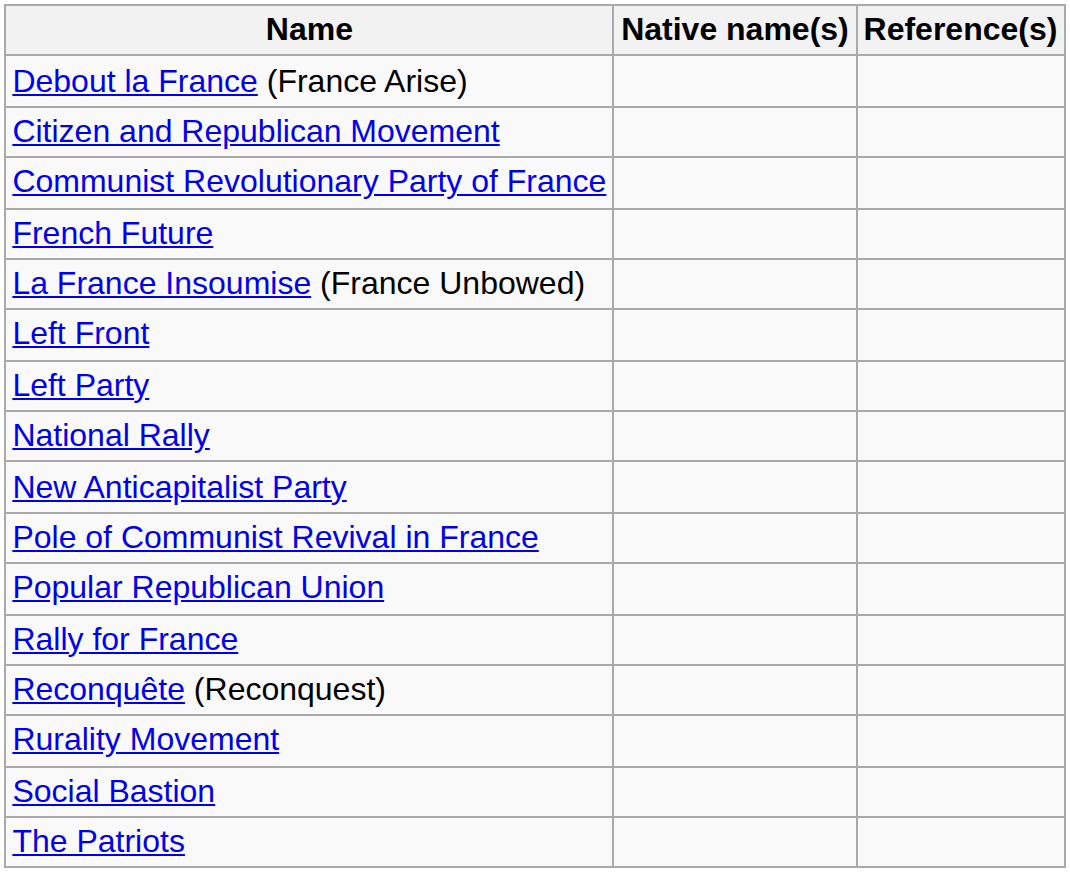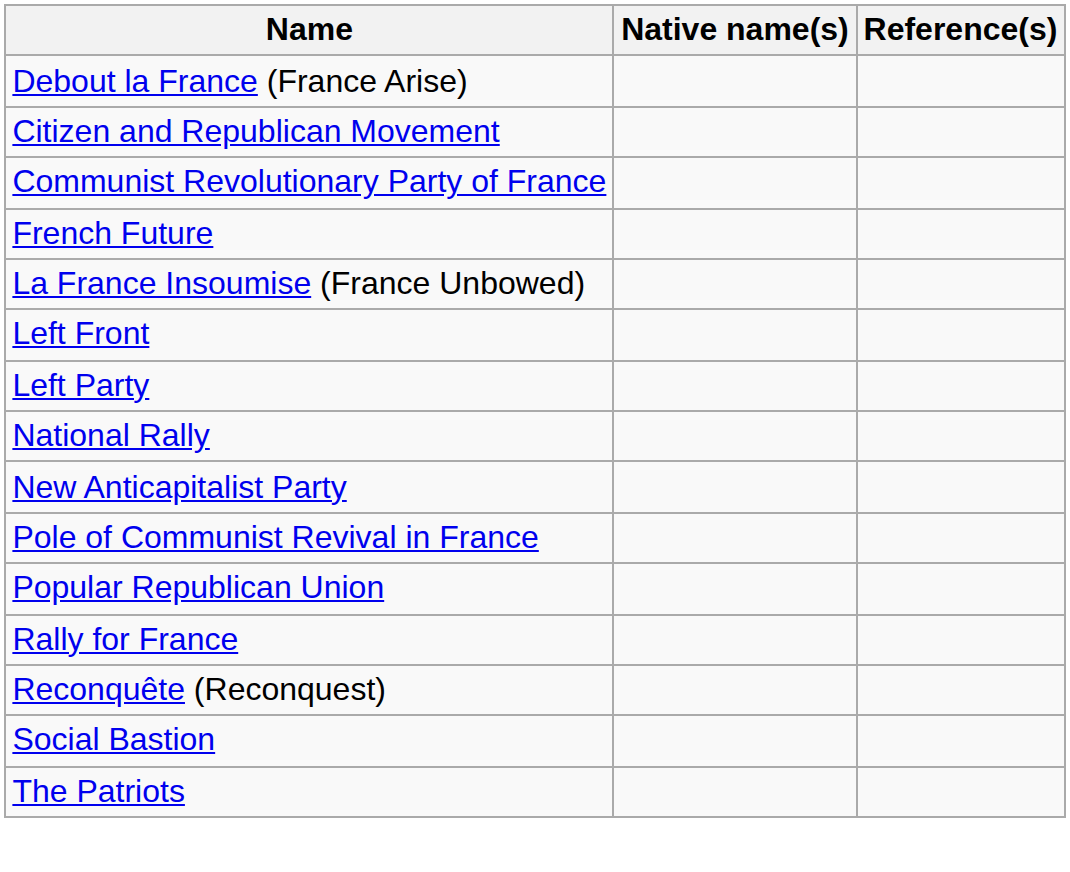- row: (146, 740)
